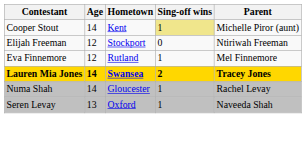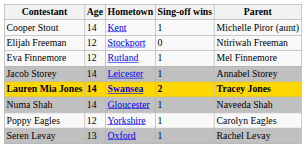(160, 27) khaki background -> (160, 27) no background
+ row: (32, 74)
(244, 89) Rachel Levay -> (245, 105) Naveeda Shah
+ row: (33, 120)
(245, 105) Naveeda Shah -> (244, 136) Rachel Levay
